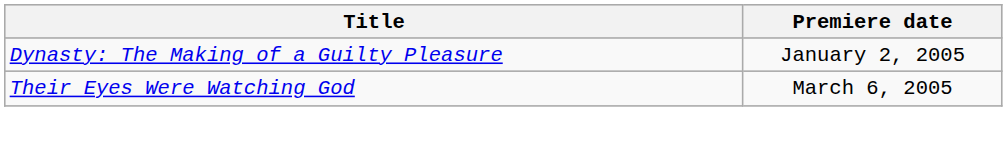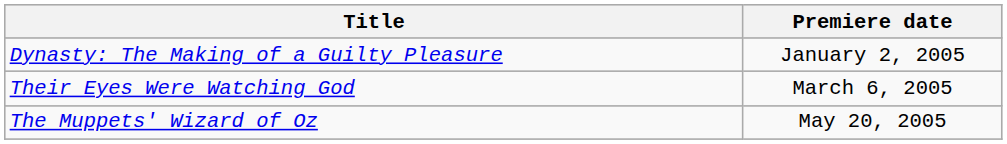+ row: (164, 122)
